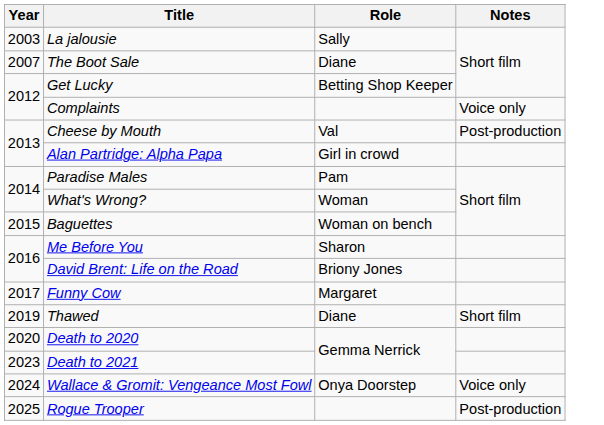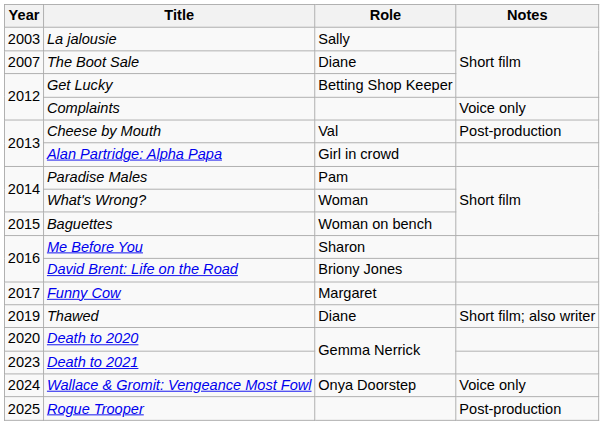(490, 316) Short film -> (527, 316) Short film; also writer
